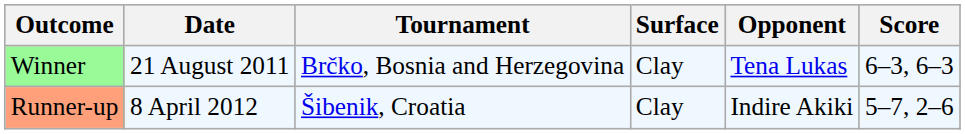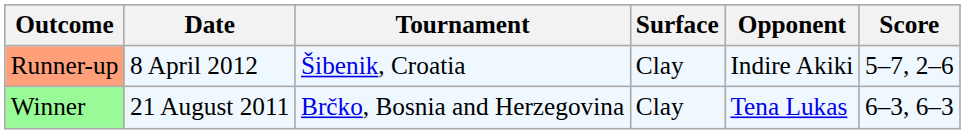rows swapped: (48, 65) <-> (65, 106)
